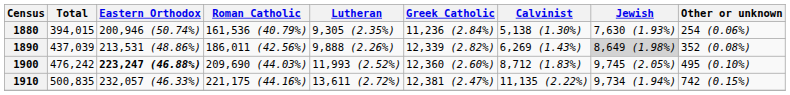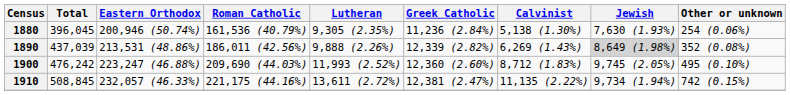(72, 30) 394,015 -> (72, 30) 396,045
(150, 64) bold -> (150, 64) normal
(72, 82) 500,835 -> (72, 82) 508,845
